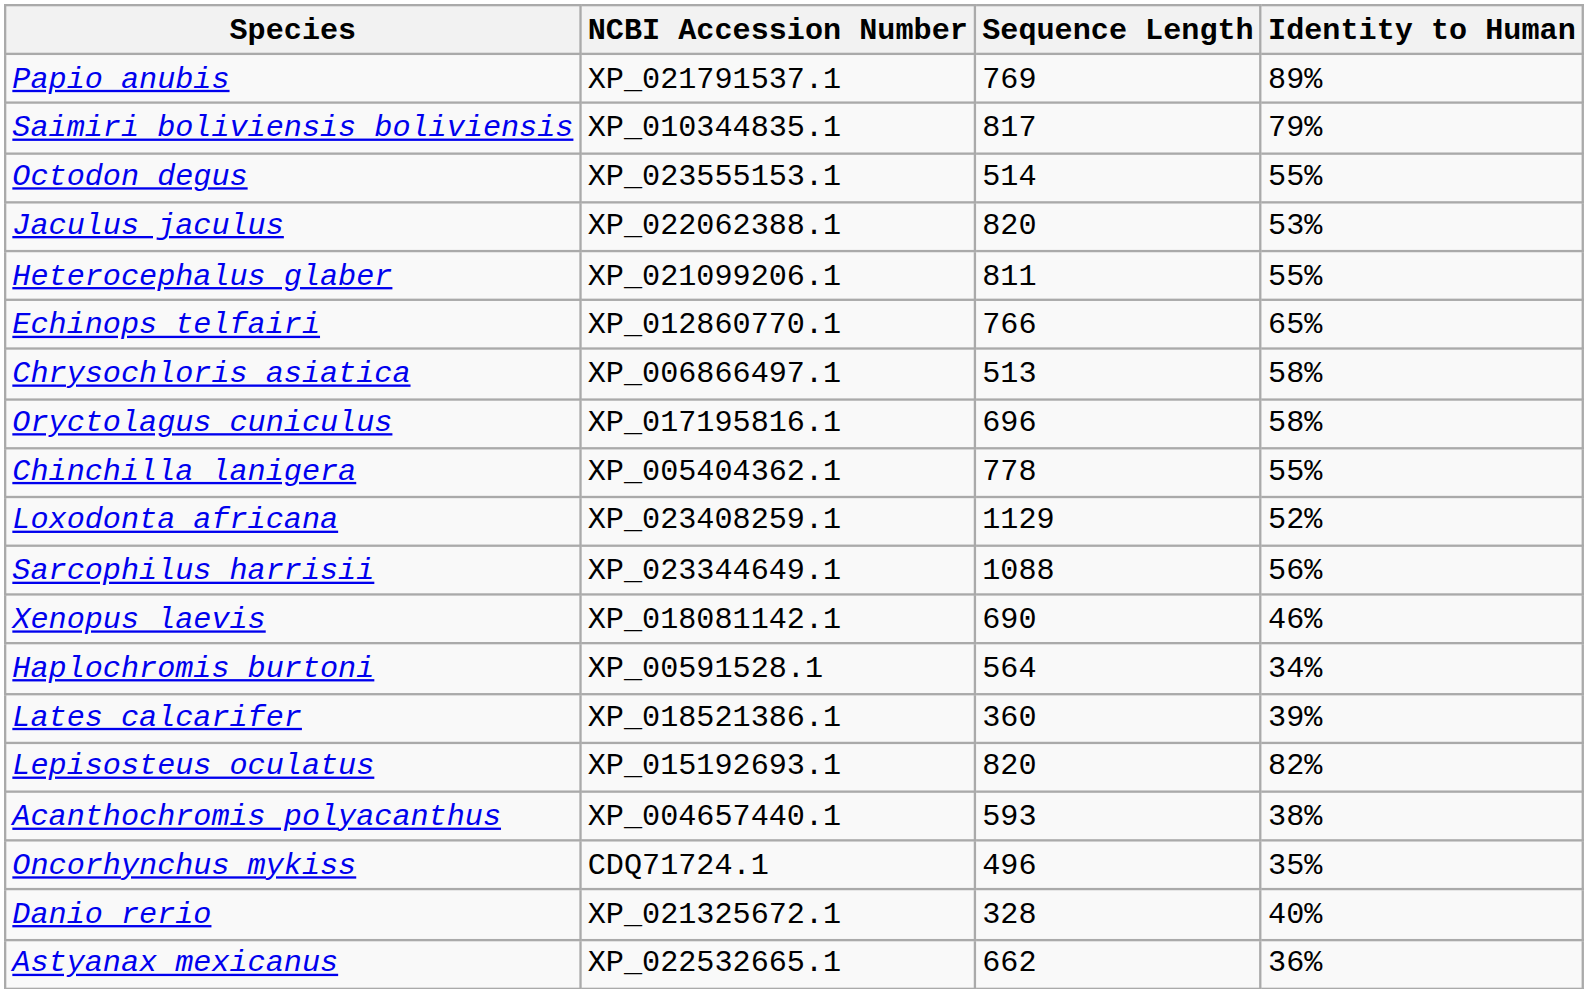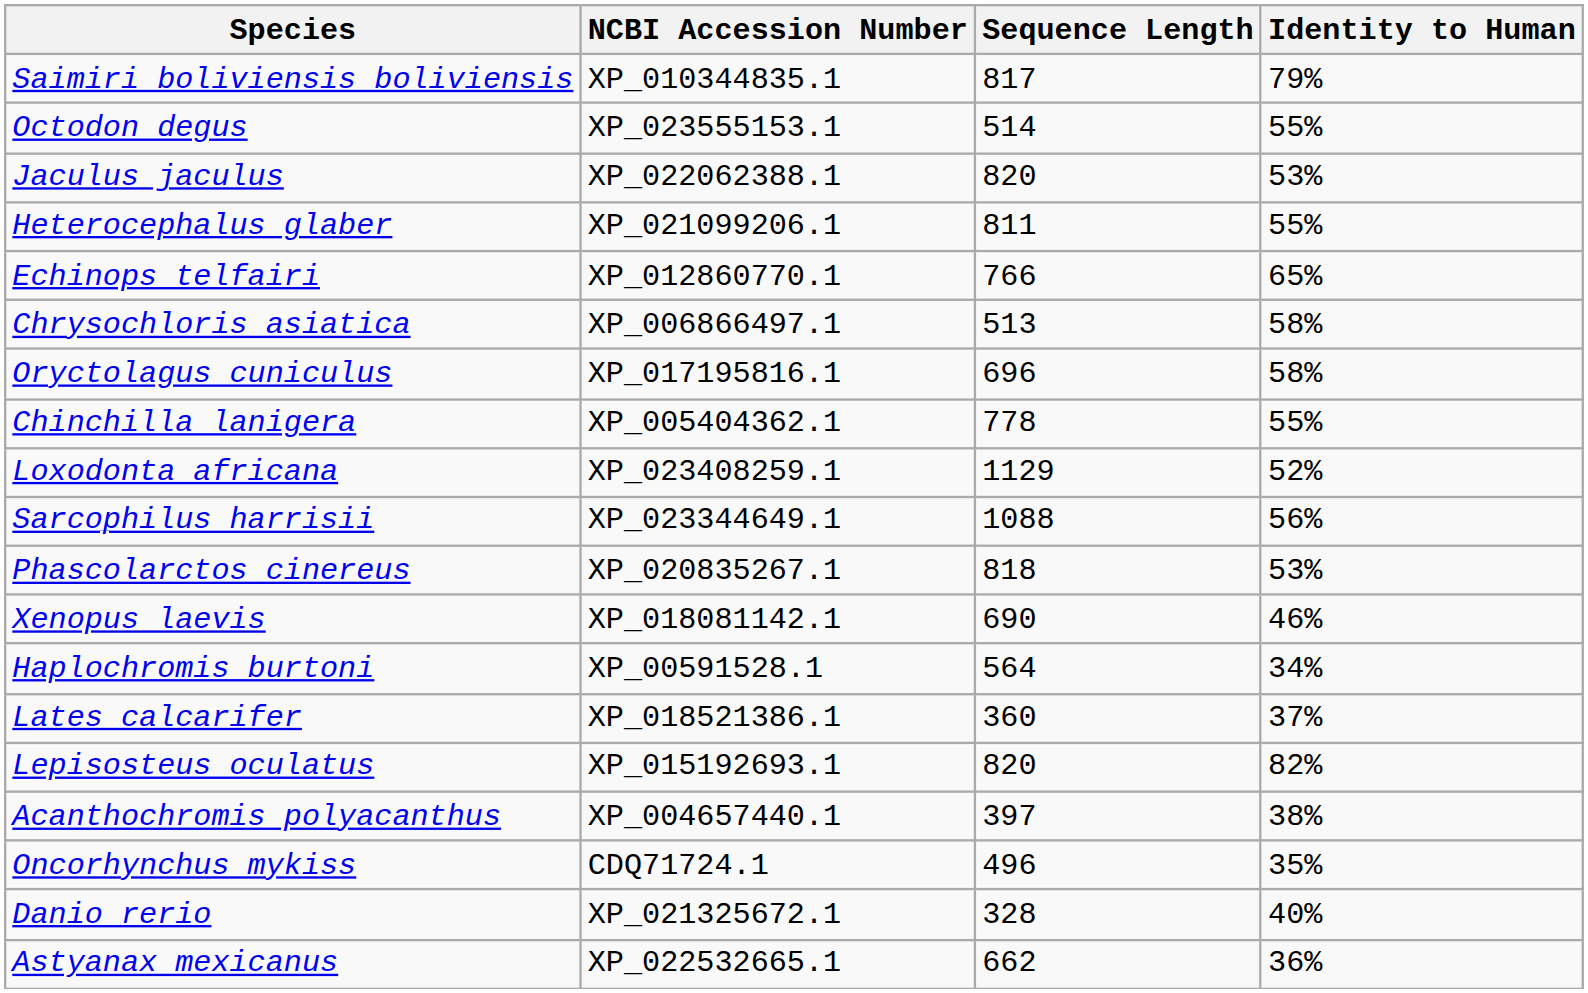- row: (121, 79)
+ row: (211, 570)
(1295, 718) 39% -> (1295, 718) 37%
(1009, 816) 593 -> (1009, 816) 397
